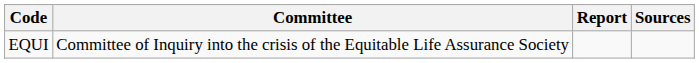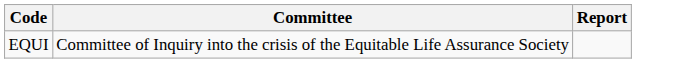- column: (663, 17)
